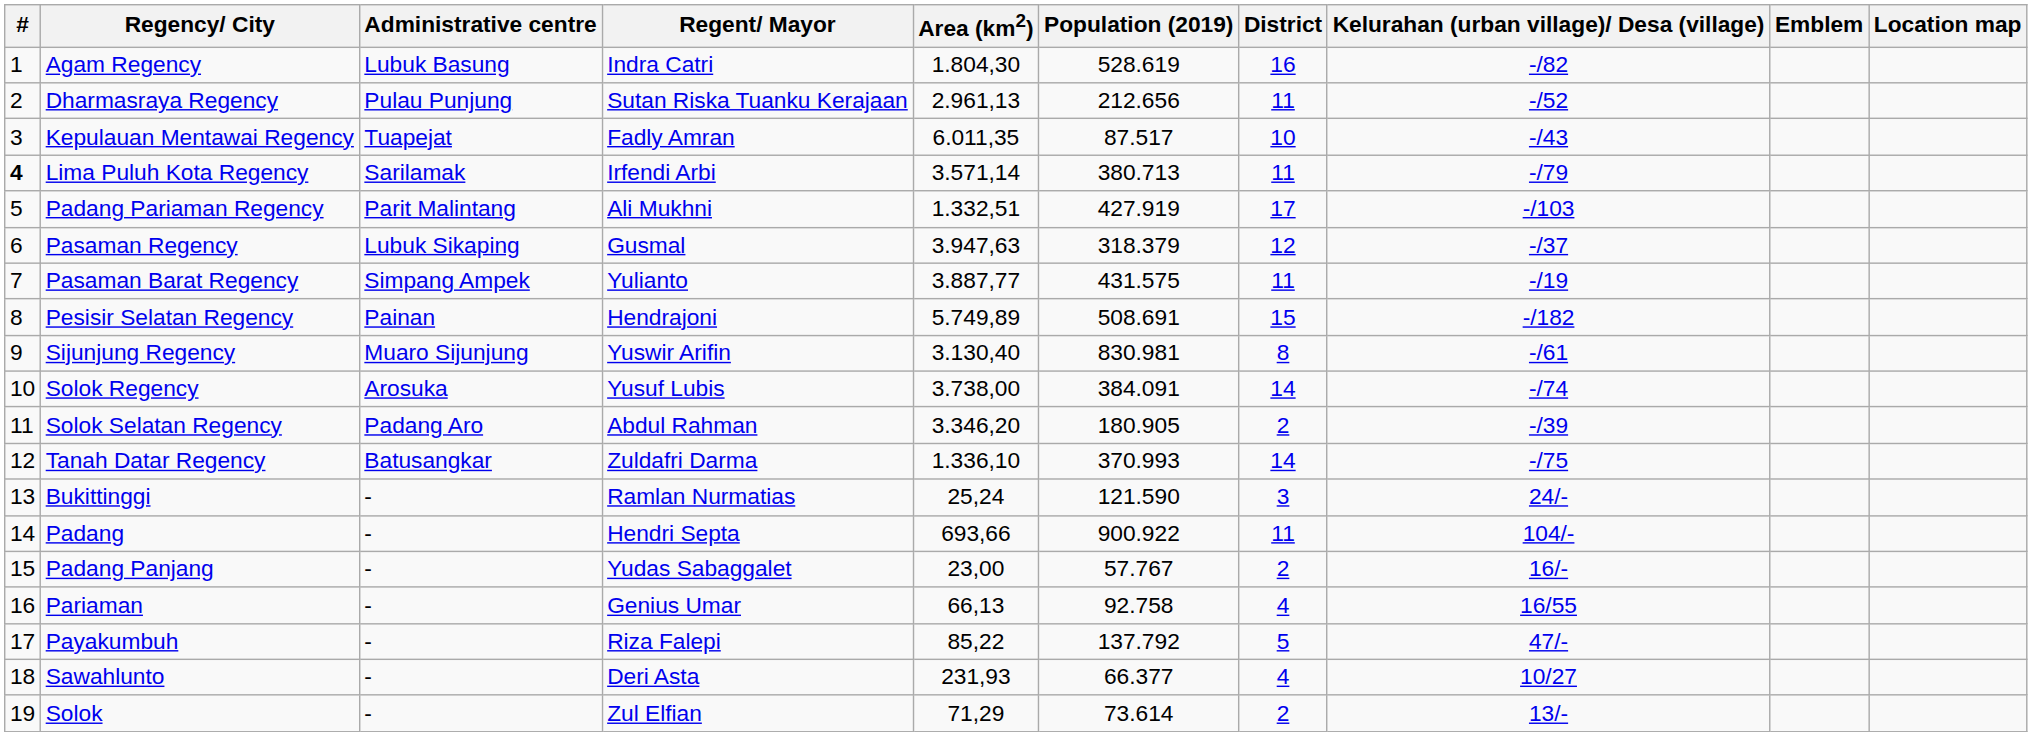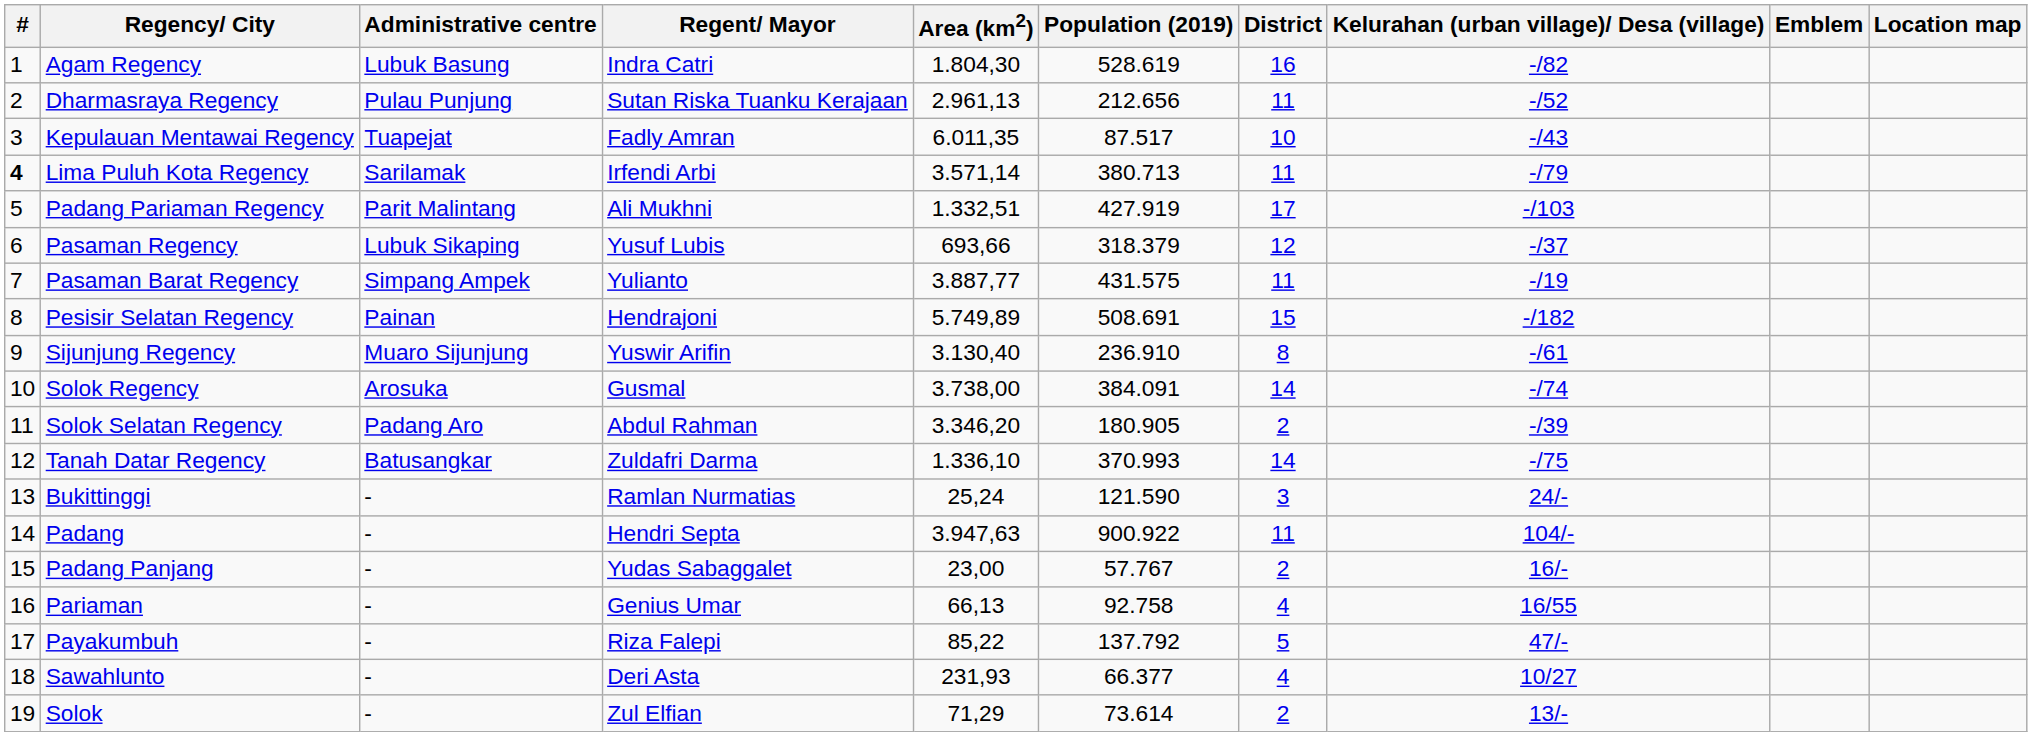(646, 244) Gusmal -> (666, 244) Yusuf Lubis
(976, 244) 3.947,63 -> (976, 244) 693,66
(1139, 352) 830.981 -> (1139, 352) 236.910
(666, 388) Yusuf Lubis -> (646, 388) Gusmal
(976, 533) 693,66 -> (976, 533) 3.947,63
